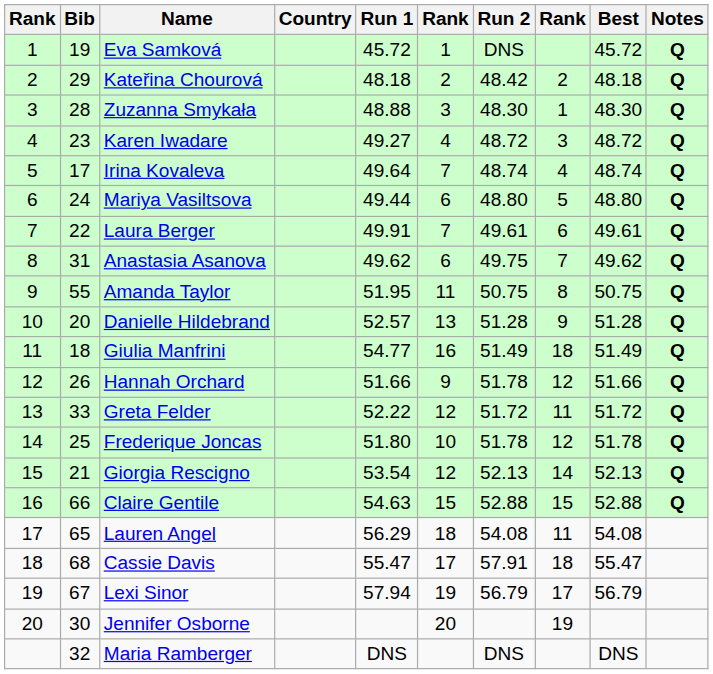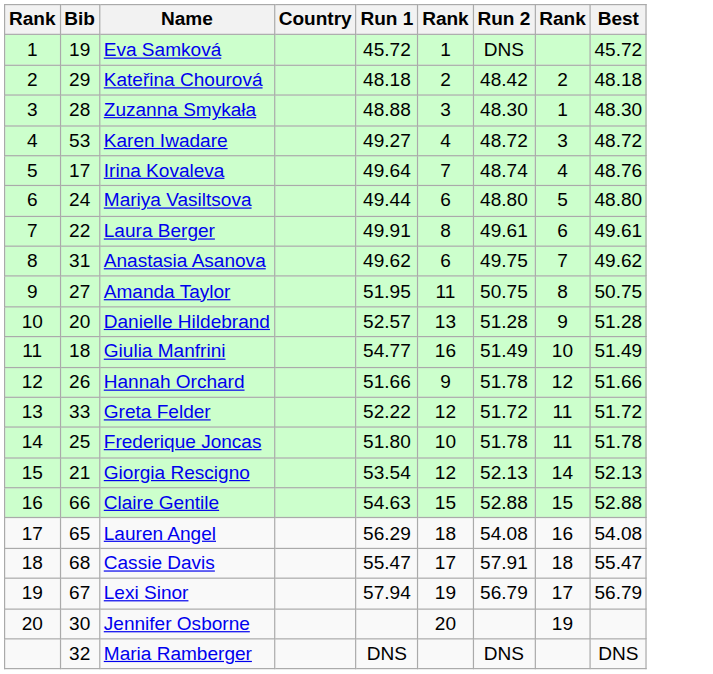- column: (677, 19)
(80, 140) 23 -> (80, 140) 53
(618, 170) 48.74 -> (618, 170) 48.76
(445, 230) 7 -> (445, 230) 8
(80, 291) 55 -> (80, 291) 27
(562, 351) 18 -> (562, 351) 10
(562, 442) 12 -> (562, 442) 11
(562, 532) 11 -> (562, 532) 16
